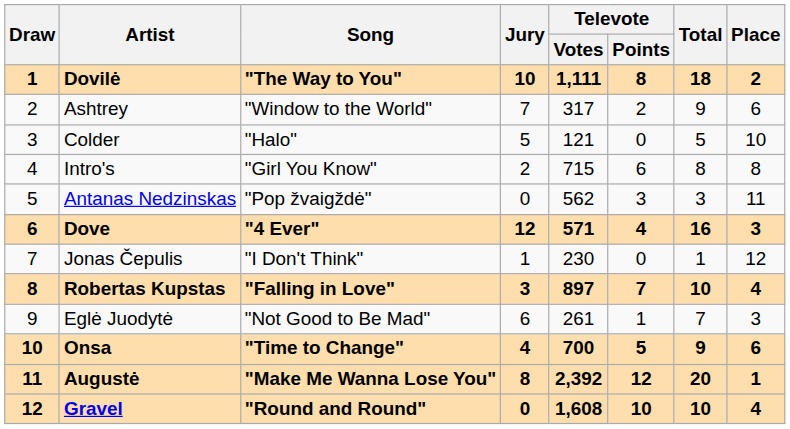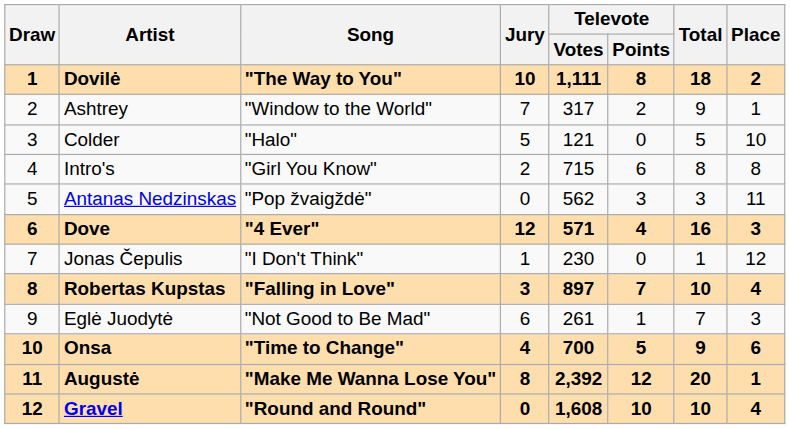(756, 109) 6 -> (756, 109) 1
